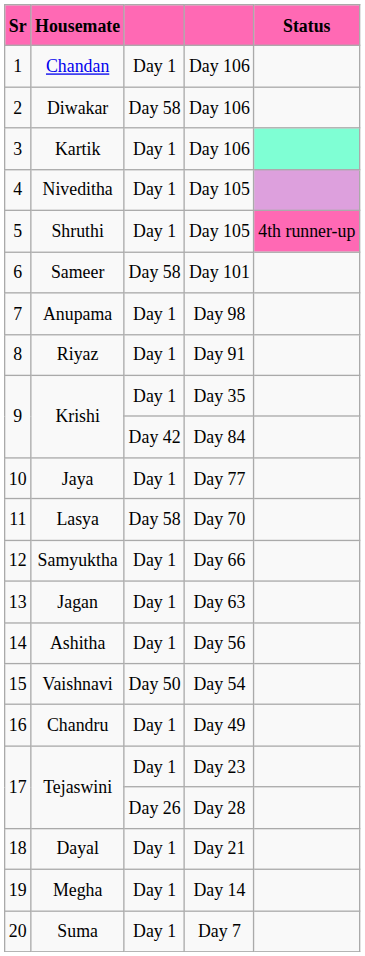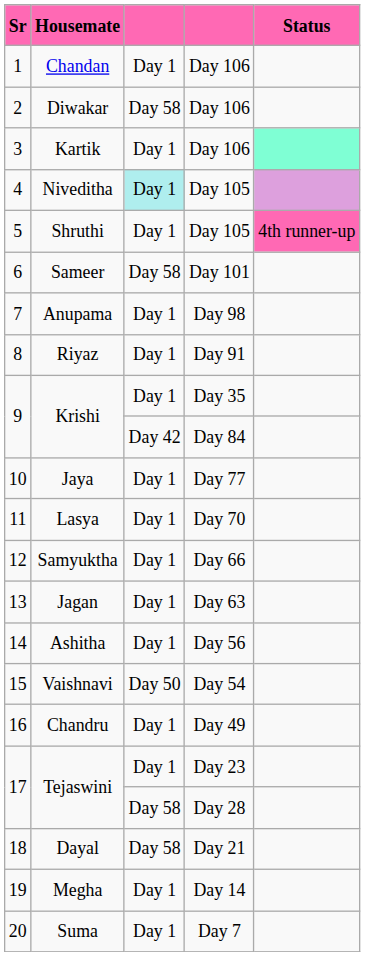(155, 190) no background -> (155, 190) paleturquoise background
(155, 519) Day 58 -> (155, 519) Day 1
(155, 807) Day 26 -> (155, 807) Day 58
(155, 849) Day 1 -> (155, 849) Day 58
